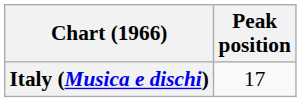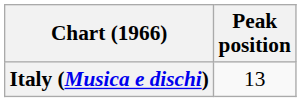(255, 79) 17 -> (255, 79) 13
